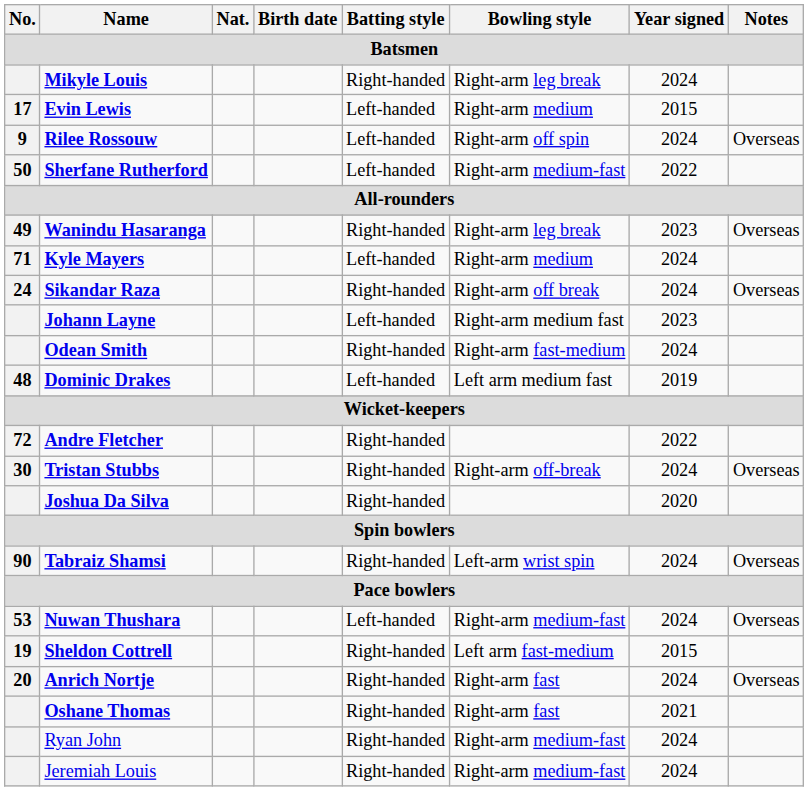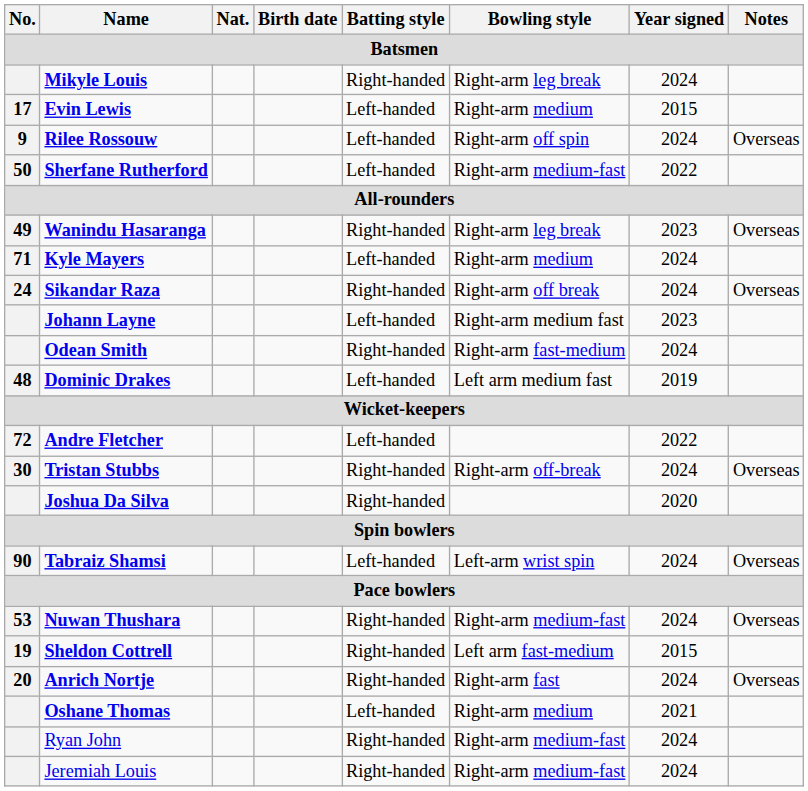(396, 440) Right-handed -> (391, 440) Left-handed
(396, 560) Right-handed -> (391, 560) Left-handed
(391, 620) Left-handed -> (396, 620) Right-handed
(396, 710) Right-handed -> (391, 710) Left-handed
(507, 710) Right-arm fast -> (523, 710) Right-arm medium
